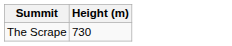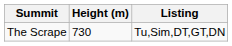+ column: (180, 13)
